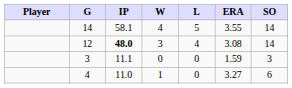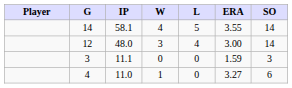(124, 43) bold -> (124, 43) normal
(233, 43) 3.08 -> (233, 43) 3.00
